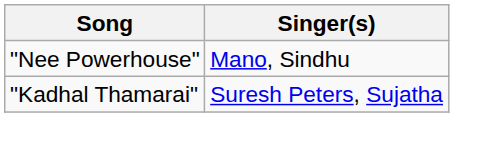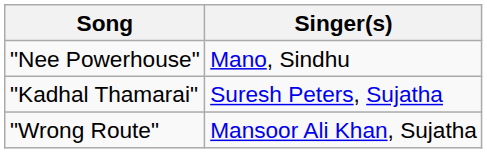+ row: (85, 130)
